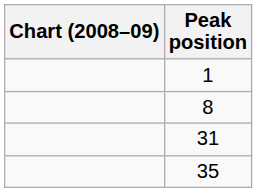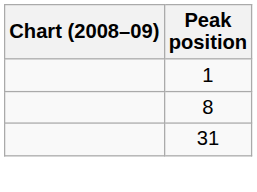- row: (208, 171)
